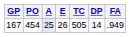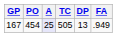- column: (63, 12)
(97, 26) 14 -> (83, 26) 13
